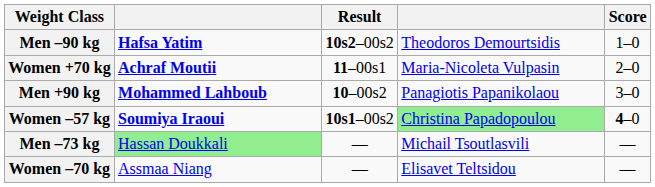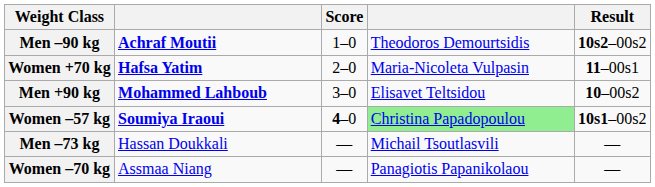columns swapped: (360, 17) <-> (628, 17)
(160, 42) Hafsa Yatim -> (167, 42) Achraf Moutii
(167, 67) Achraf Moutii -> (160, 67) Hafsa Yatim
(480, 93) Panagiotis Papanikolaou -> (428, 93) Elisavet Teltsidou
(173, 144) lightgreen background -> (173, 144) no background
(459, 169) Elisavet Teltsidou -> (450, 169) Panagiotis Papanikolaou
